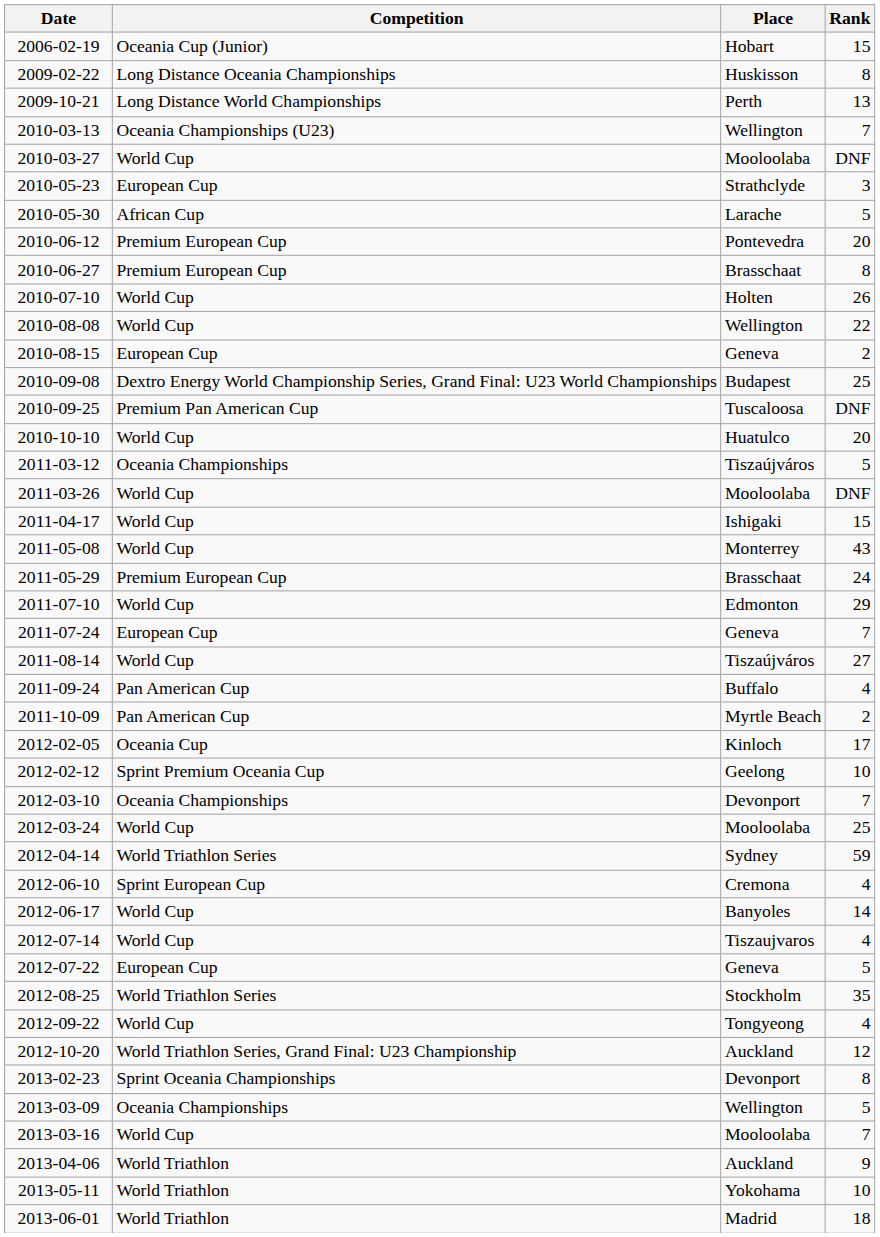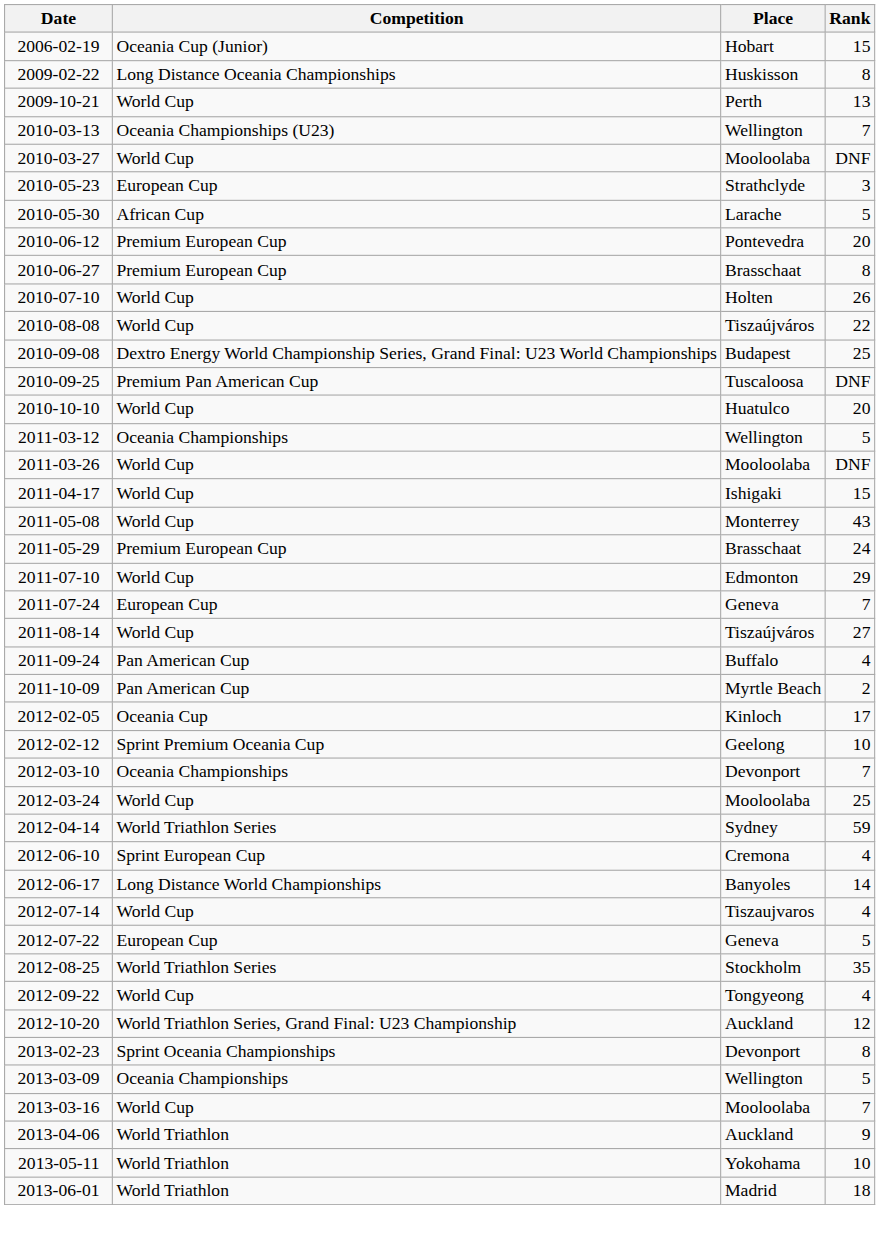(249, 102) Long Distance World Championships -> (155, 102) World Cup
(764, 325) Wellington -> (770, 325) Tiszaújváros
- row: (58, 353)
(770, 465) Tiszaújváros -> (764, 437) Wellington
(155, 911) World Cup -> (249, 883) Long Distance World Championships
